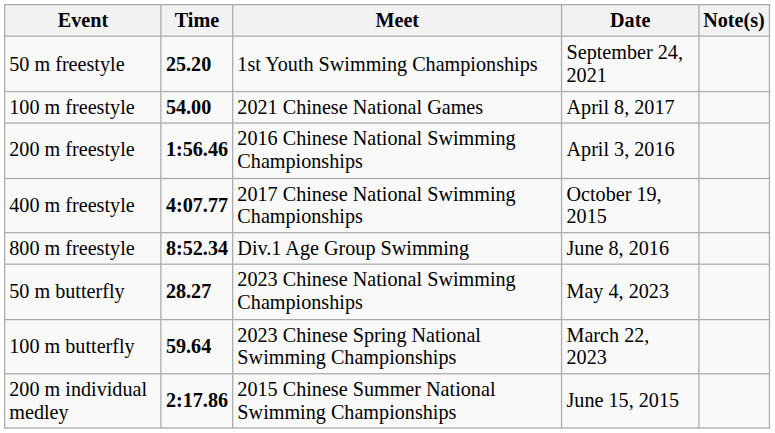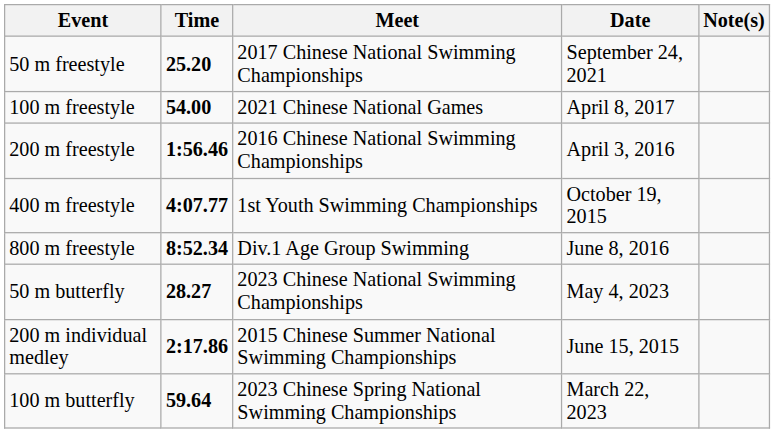(387, 63) 1st Youth Swimming Championships -> (377, 63) 2017 Chinese National Swimming Championships
(377, 205) 2017 Chinese National Swimming Championships -> (387, 205) 1st Youth Swimming Championships
rows swapped: (72, 346) <-> (78, 401)
